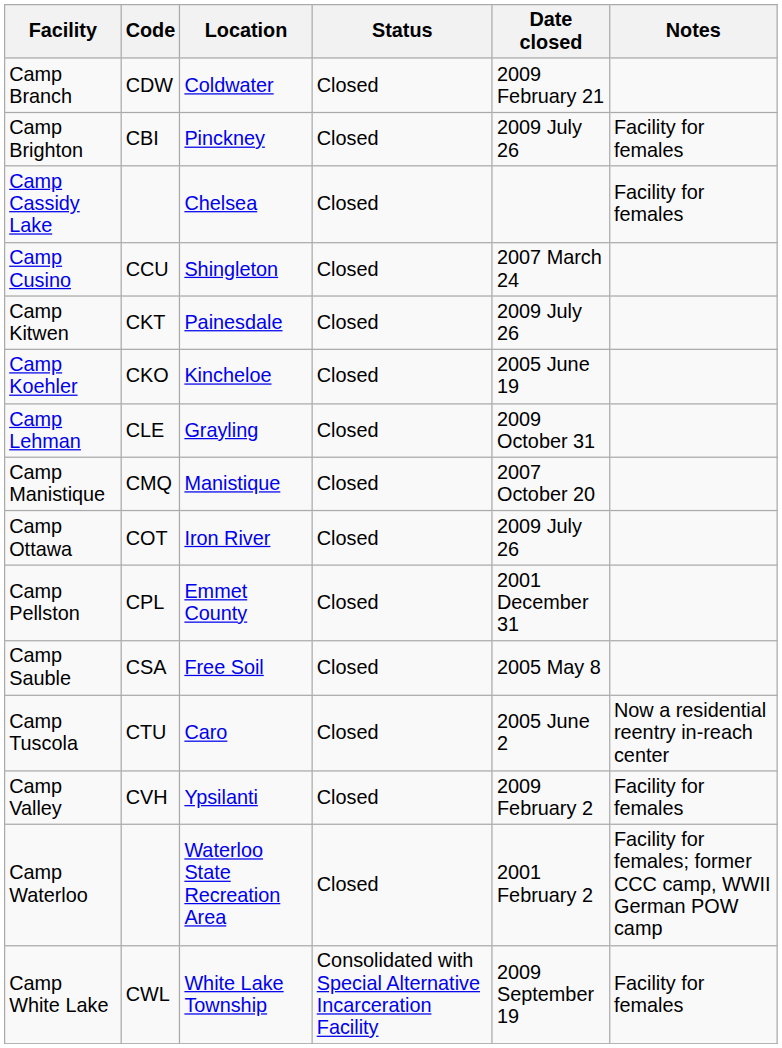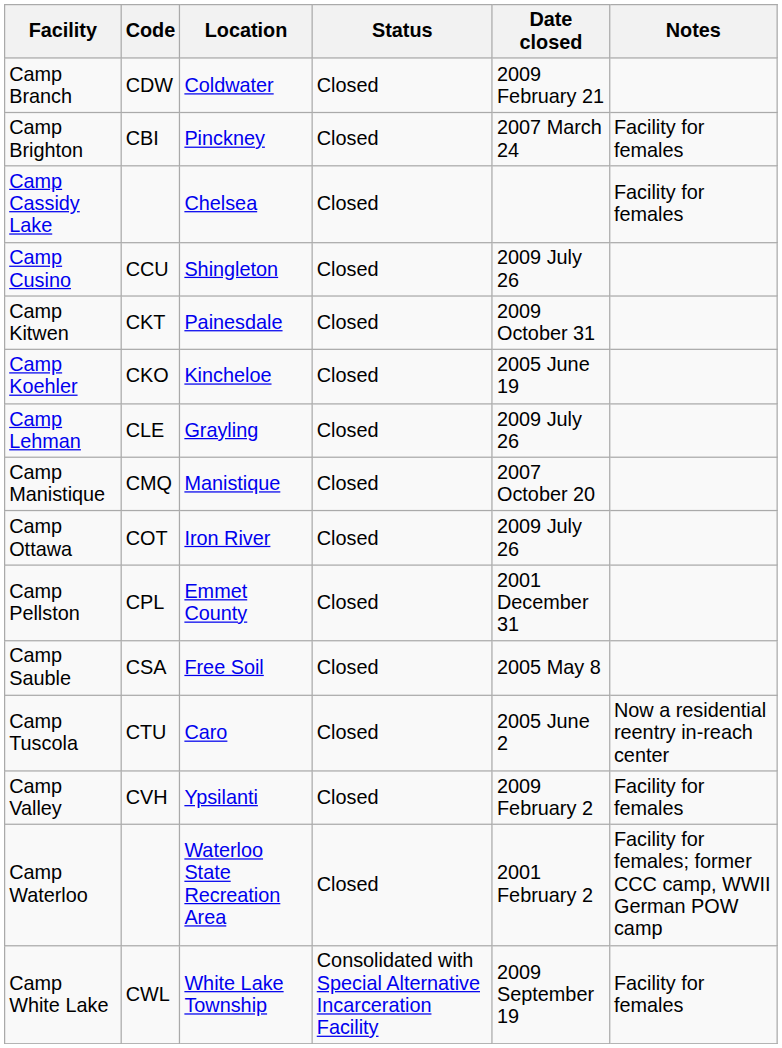(539, 138) 2009 July 26 -> (549, 138) 2007 March 24
(549, 268) 2007 March 24 -> (539, 268) 2009 July 26
(539, 322) 2009 July 26 -> (546, 322) 2009 October 31
(546, 430) 2009 October 31 -> (539, 430) 2009 July 26
